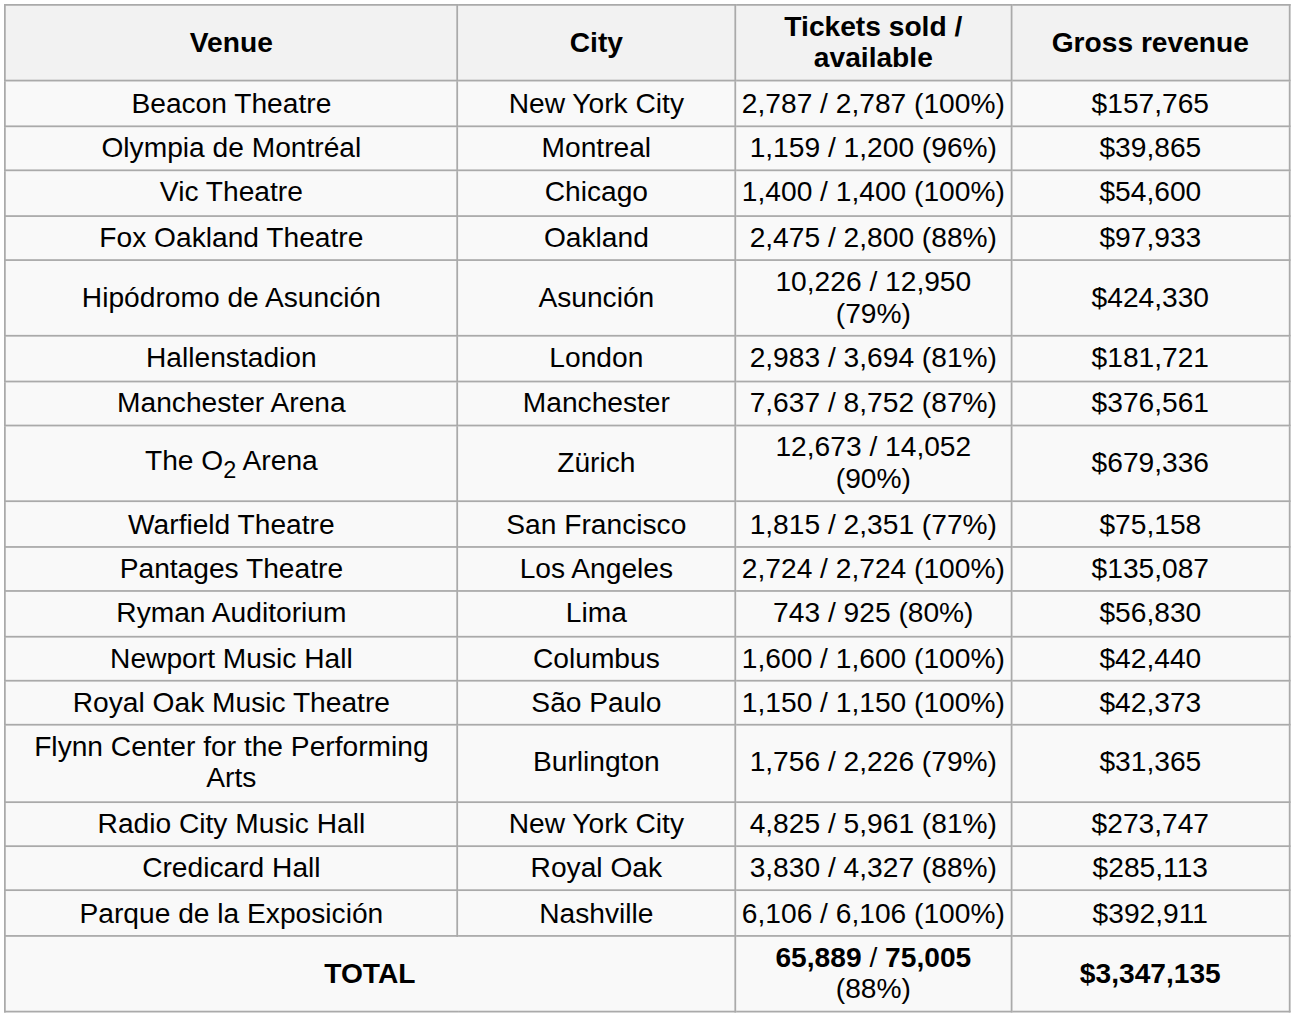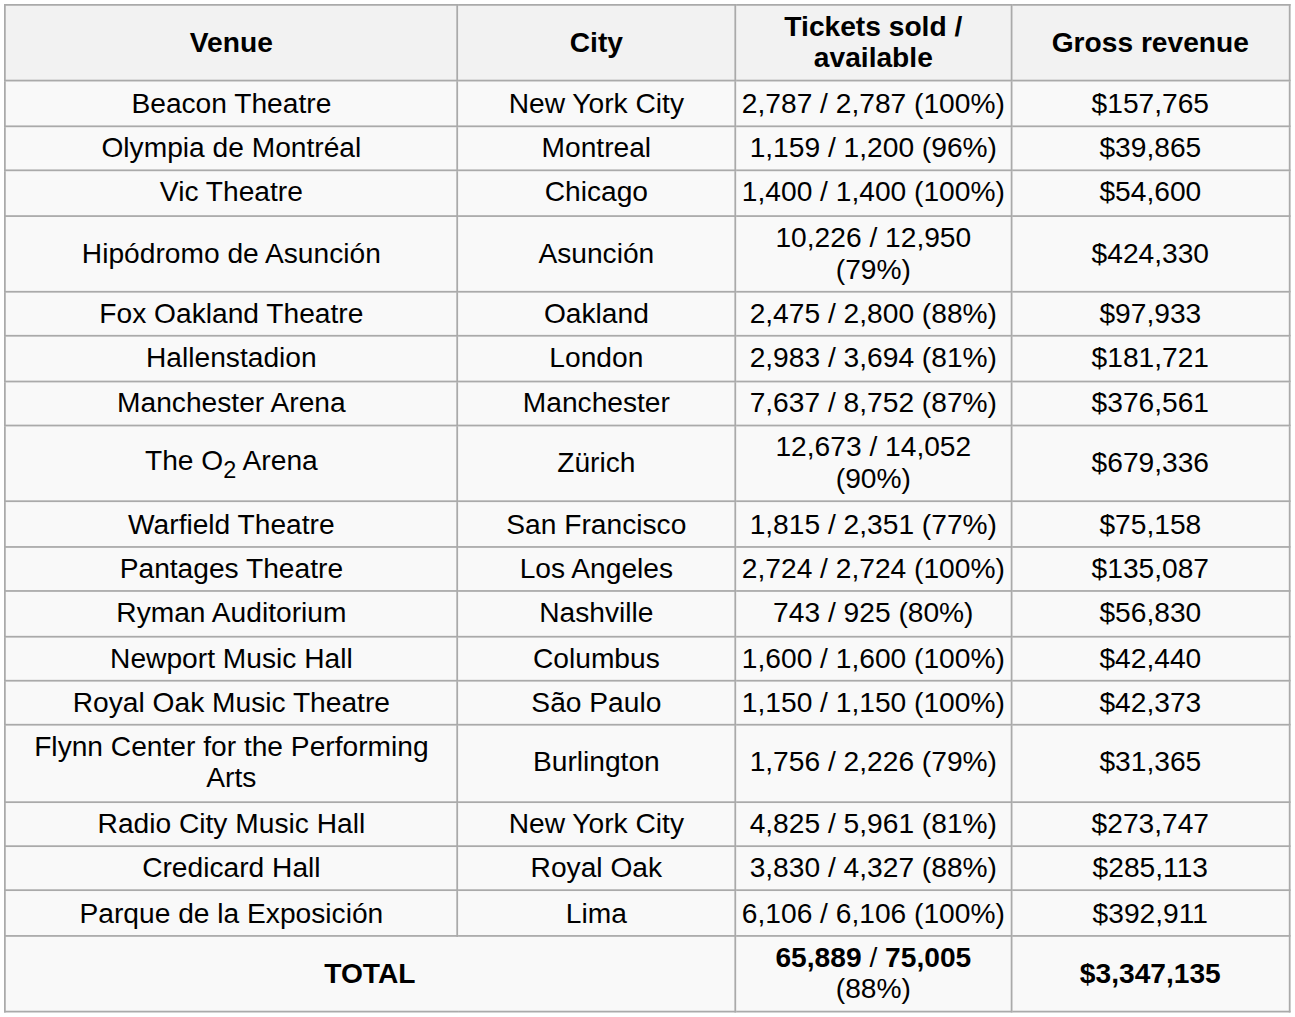rows swapped: (231, 237) <-> (231, 297)
(596, 613) Lima -> (596, 613) Nashville
(596, 912) Nashville -> (596, 912) Lima
